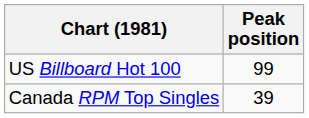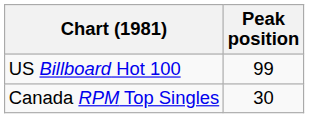(263, 98) 39 -> (263, 98) 30
